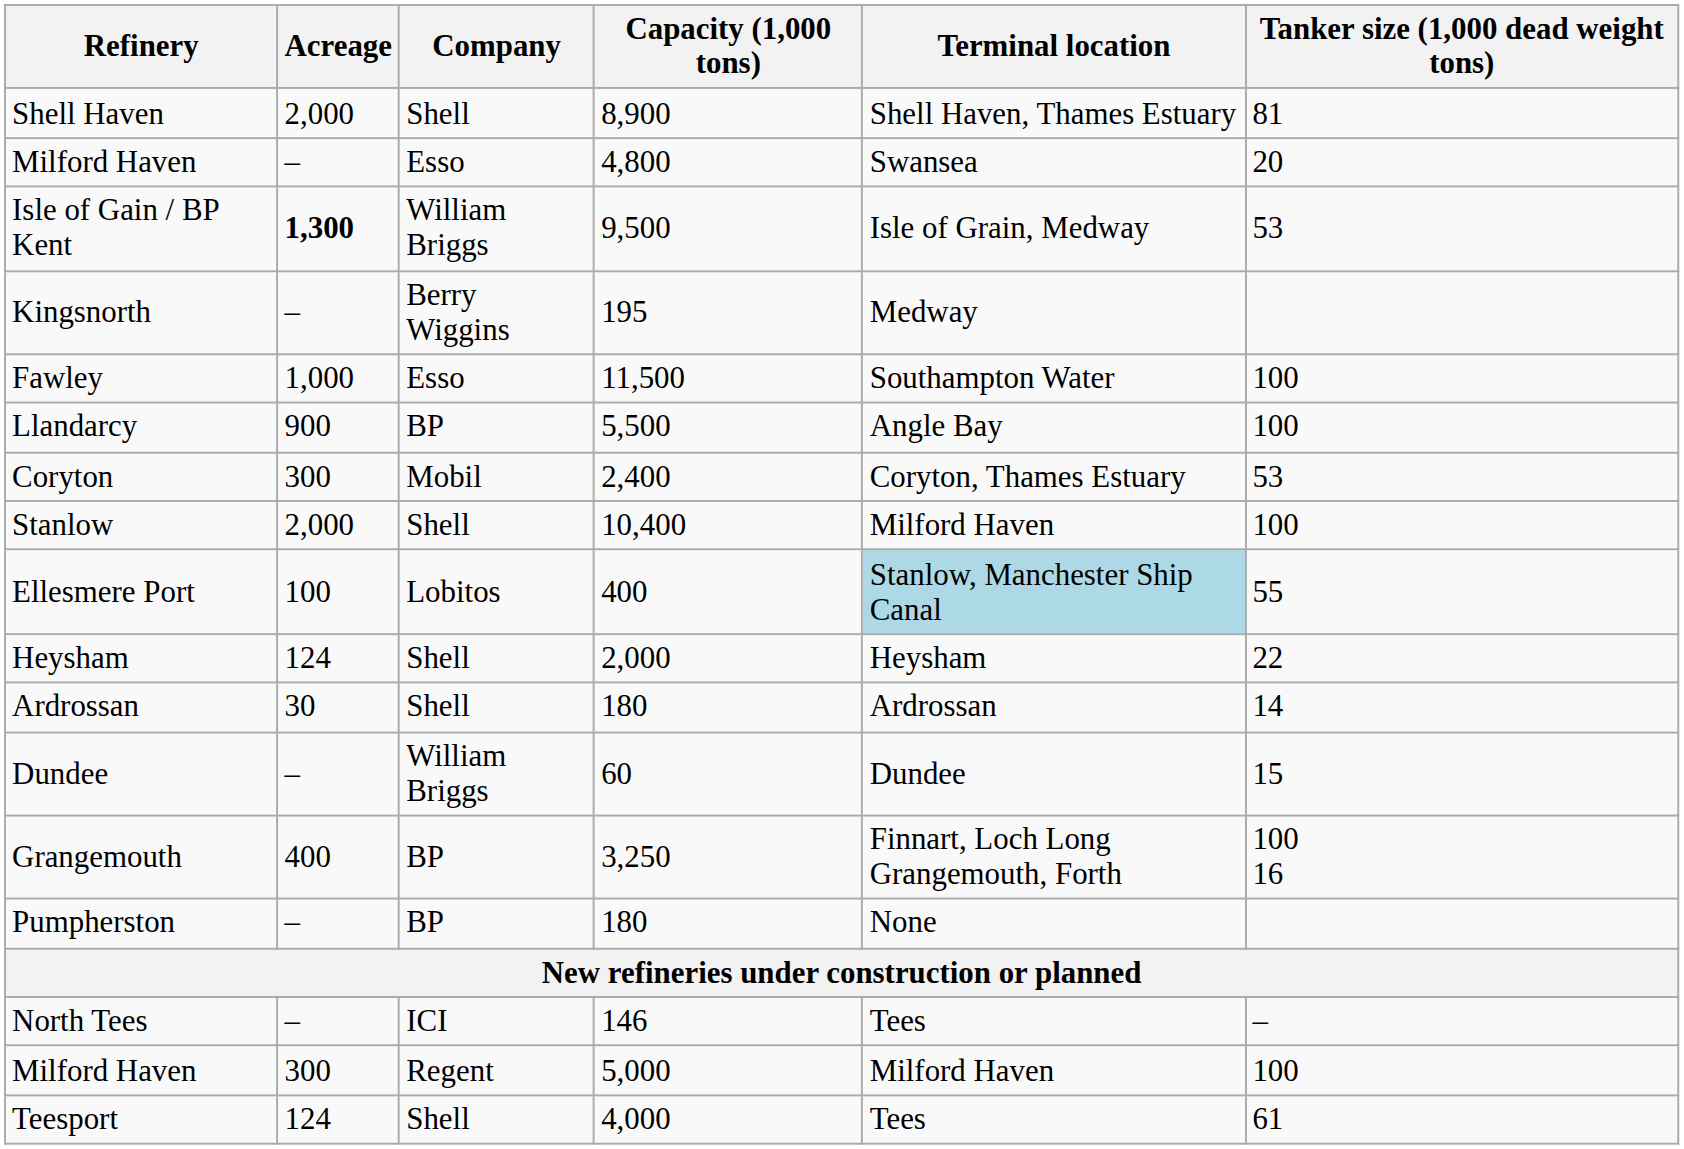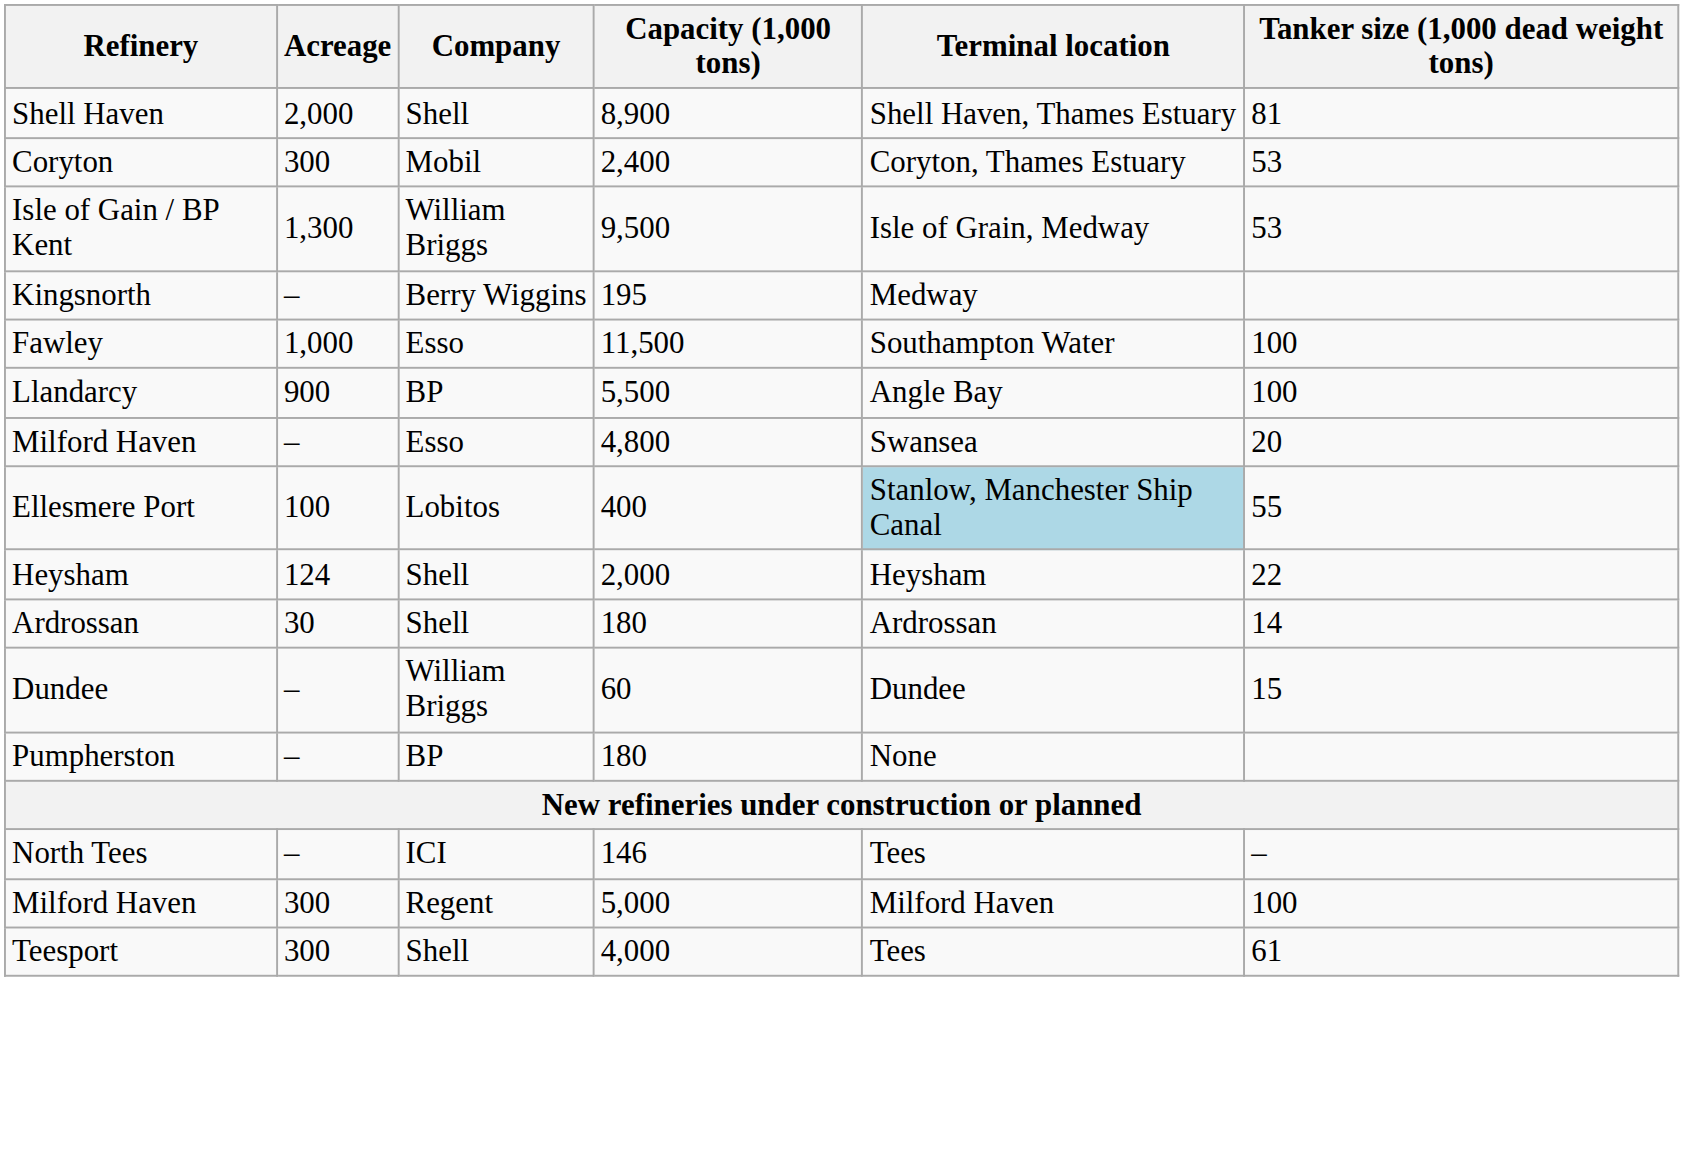rows swapped: (63, 476) <-> (104, 161)
(319, 228) bold -> (319, 228) normal
- row: (63, 524)
- row: (97, 856)
(308, 1118) 124 -> (307, 951) 300
